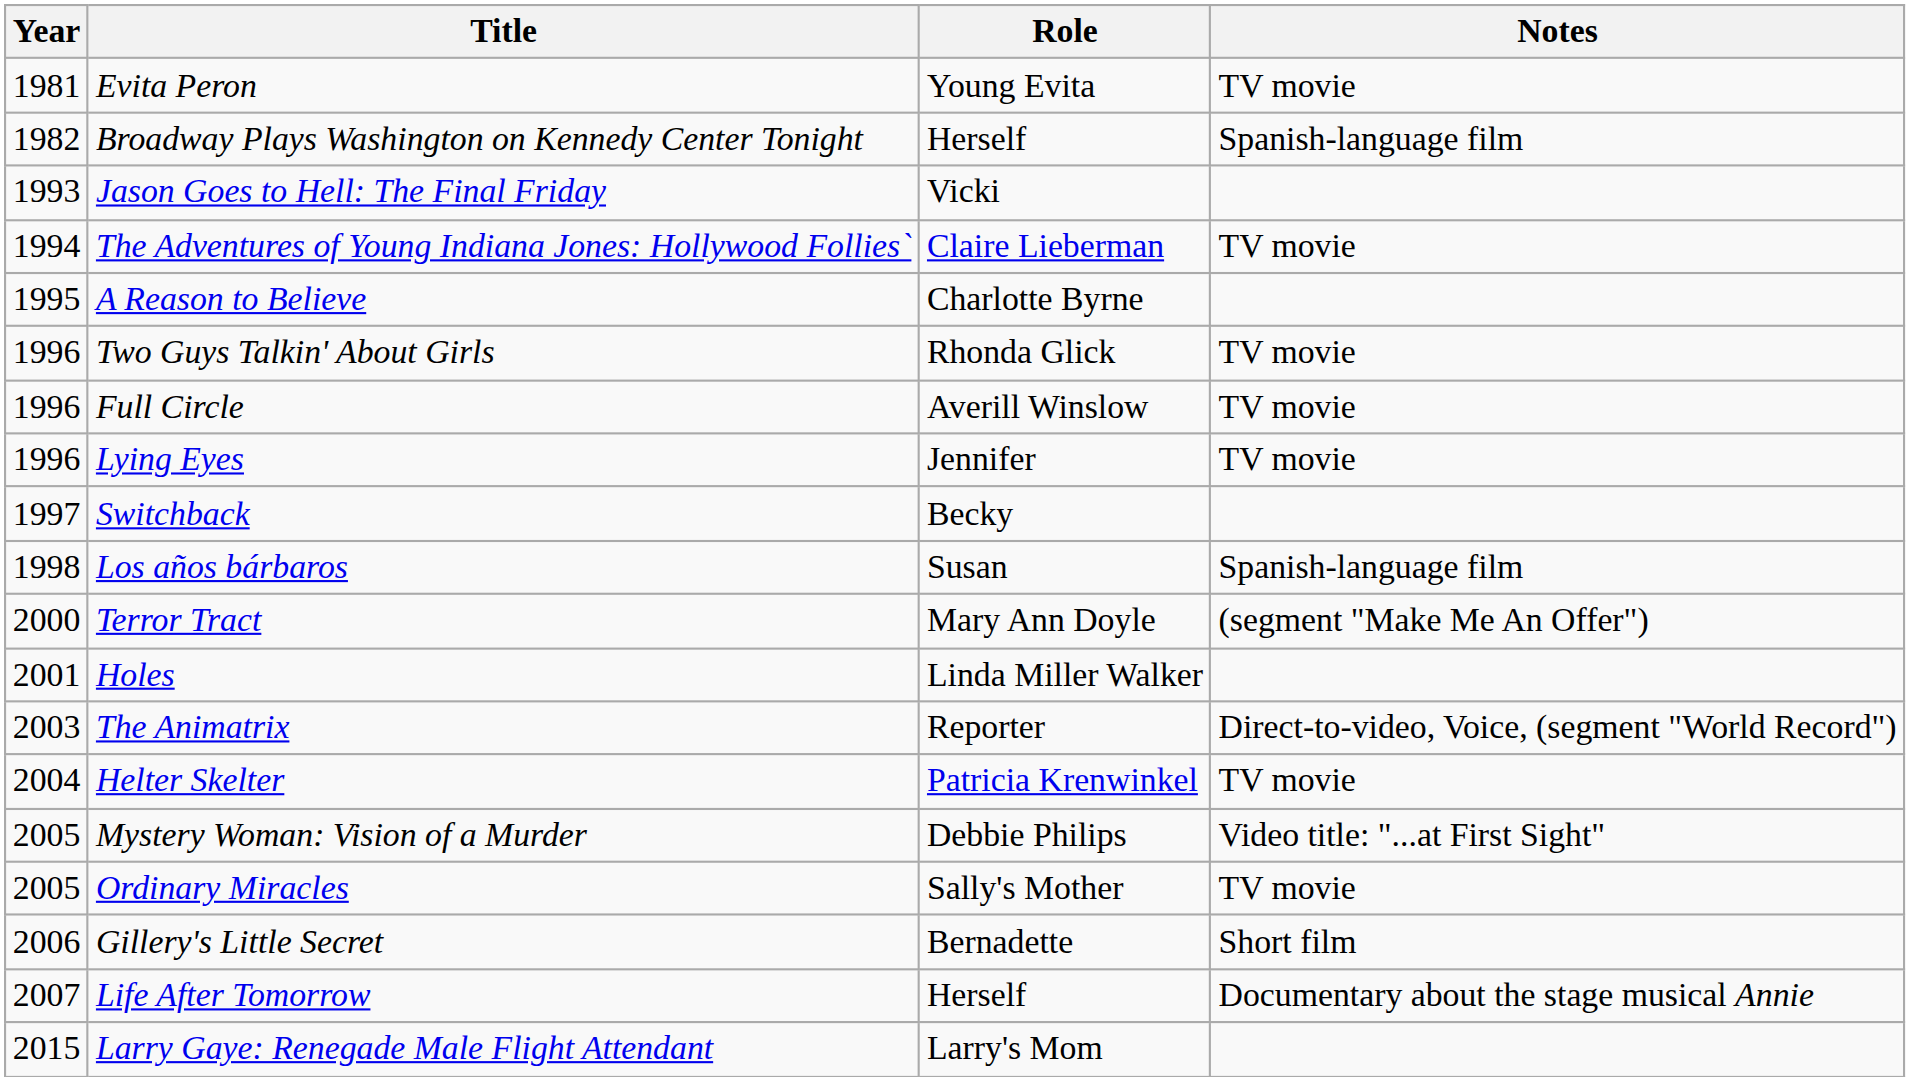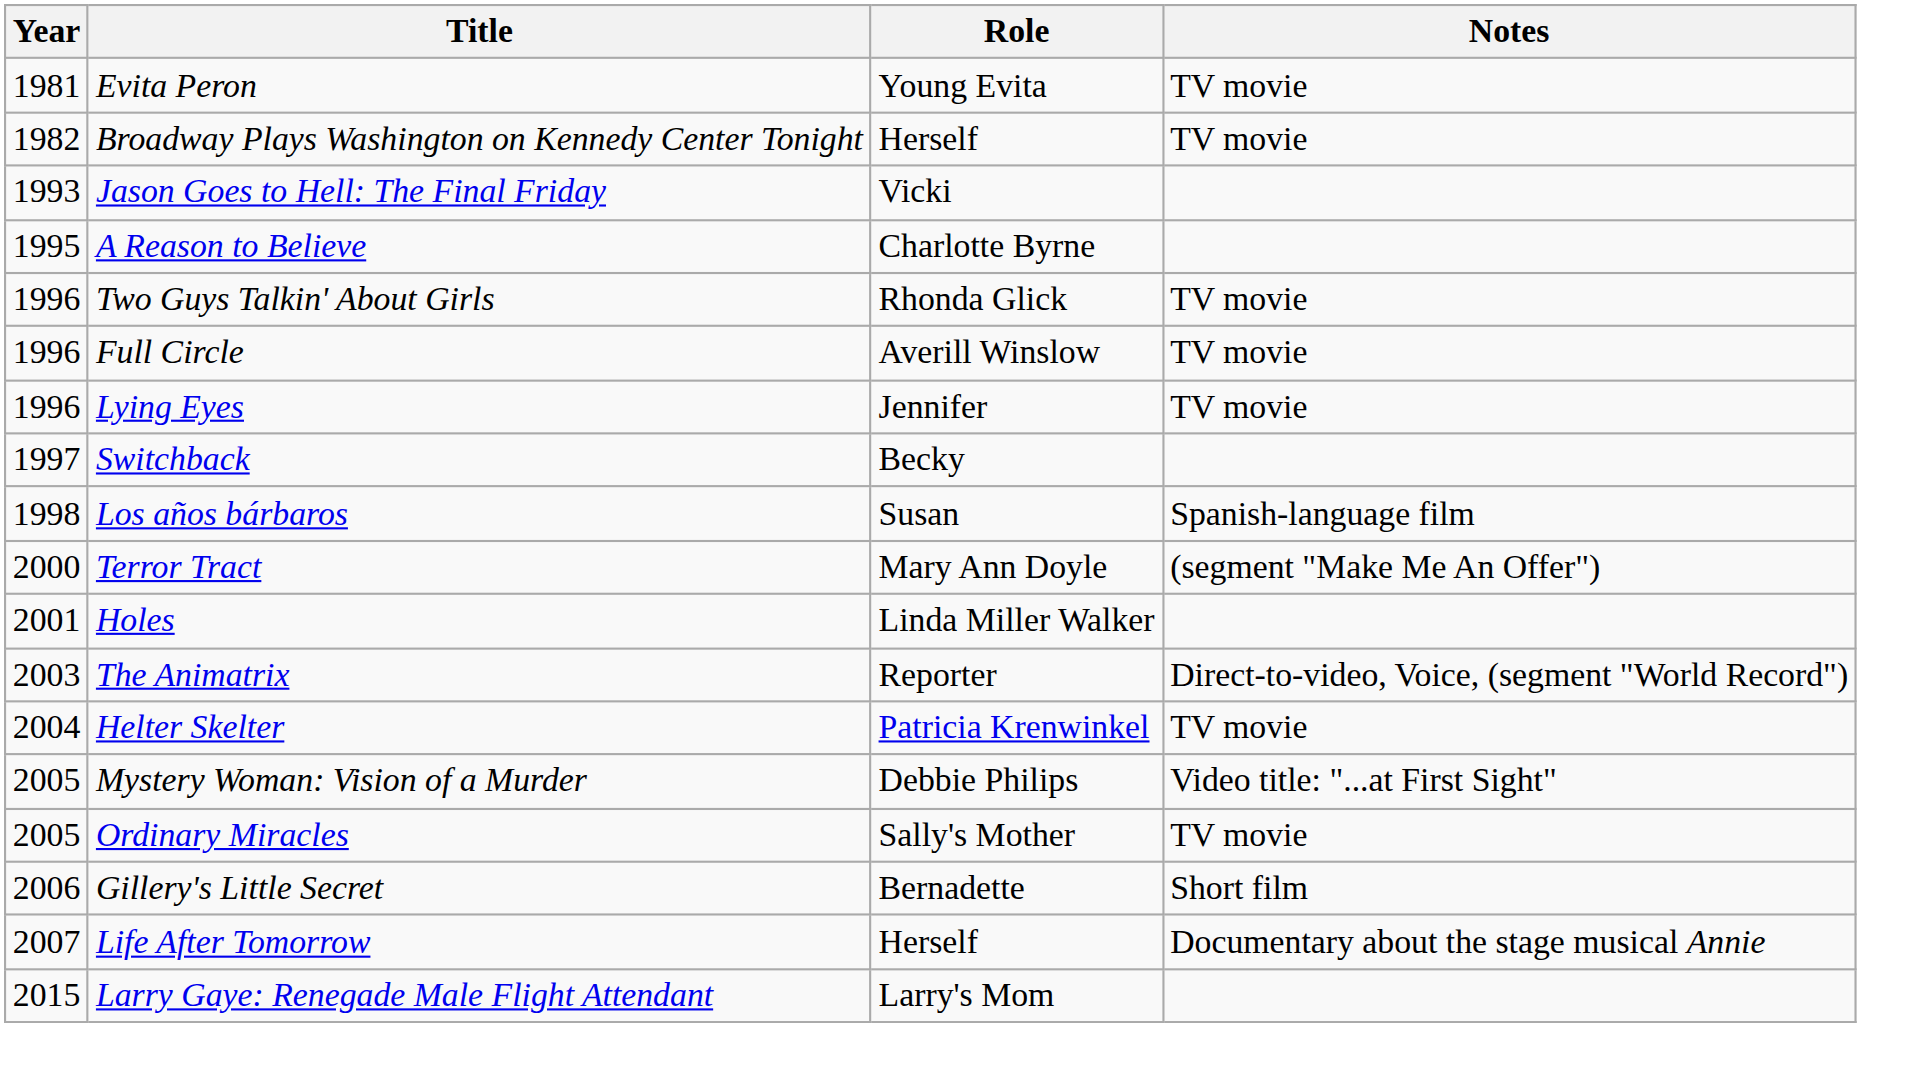(1371, 138) Spanish-language film -> (1239, 138) TV movie
- row: (504, 245)
